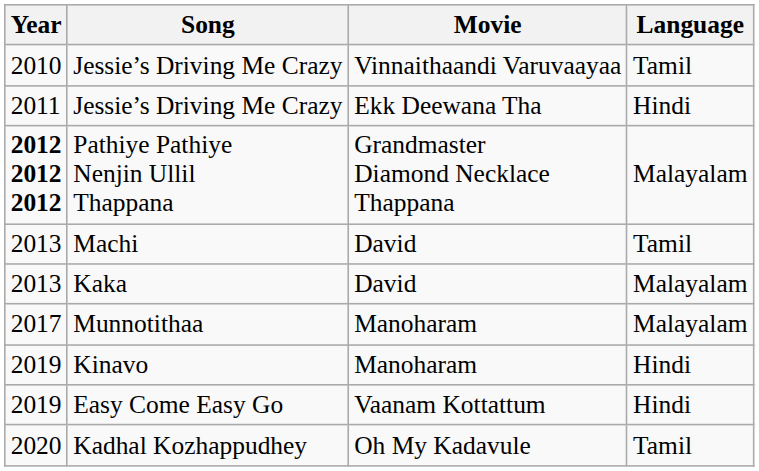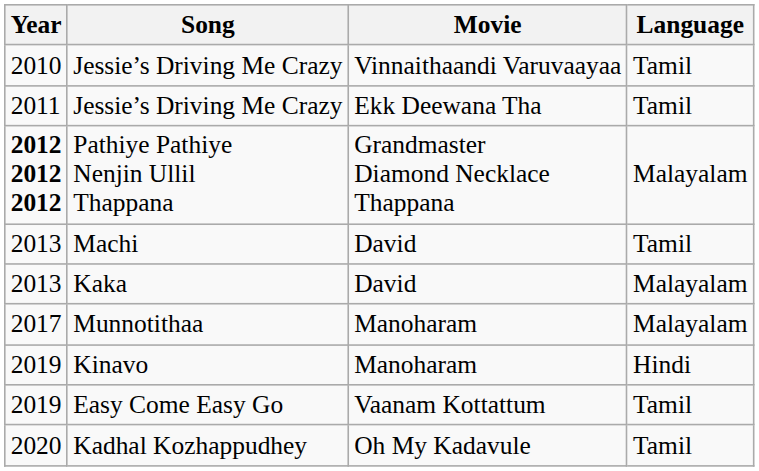(662, 105) Hindi -> (663, 105) Tamil
(662, 404) Hindi -> (663, 404) Tamil
